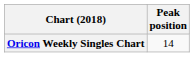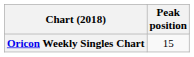(168, 43) 14 -> (168, 43) 15
